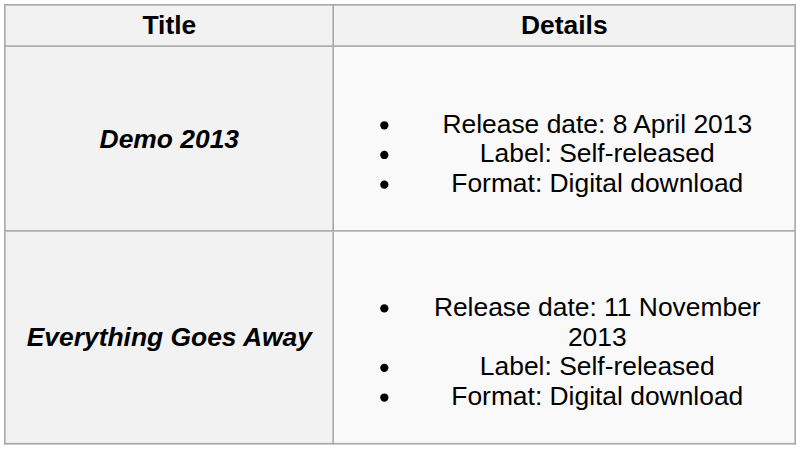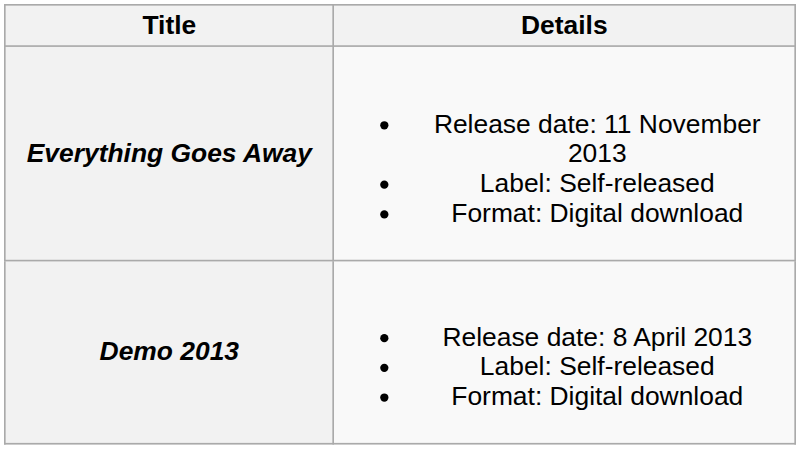rows swapped: (169, 138) <-> (169, 336)
